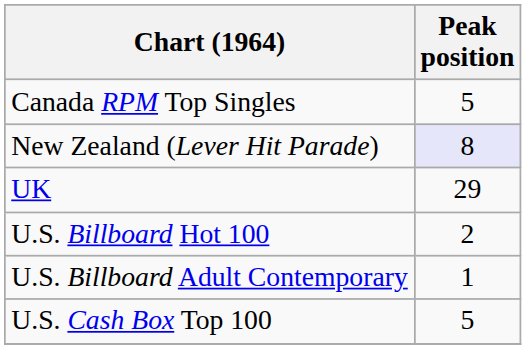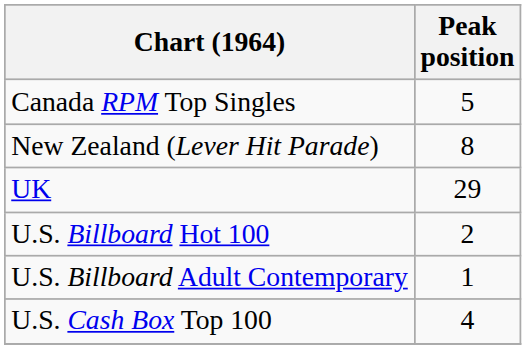(467, 145) lavender background -> (467, 145) no background
(467, 320) 5 -> (467, 320) 4
